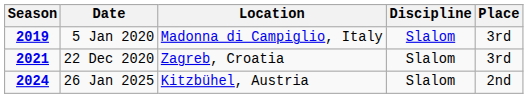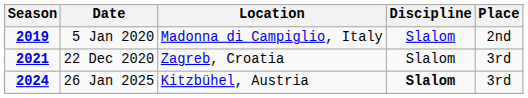(499, 38) 3rd -> (499, 38) 2nd
(431, 82) normal -> (431, 82) bold
(499, 82) 2nd -> (499, 82) 3rd
